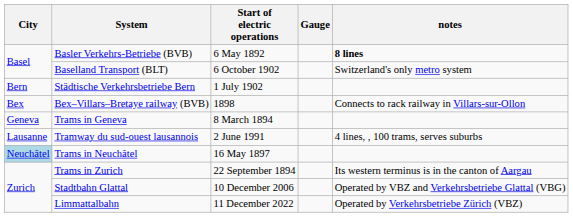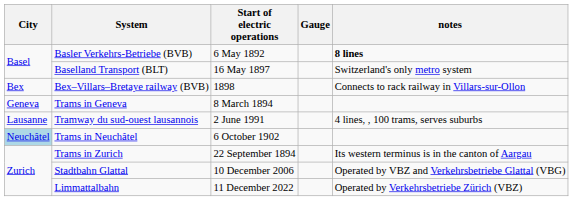(246, 70) 6 October 1902 -> (242, 70) 16 May 1897
- row: (125, 86)
(242, 153) 16 May 1897 -> (246, 137) 6 October 1902
